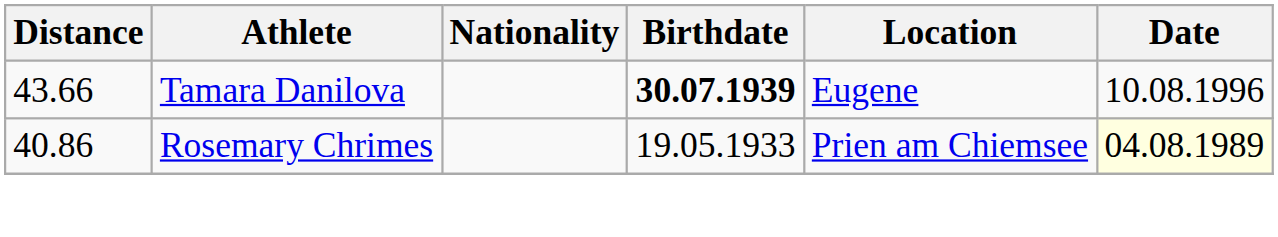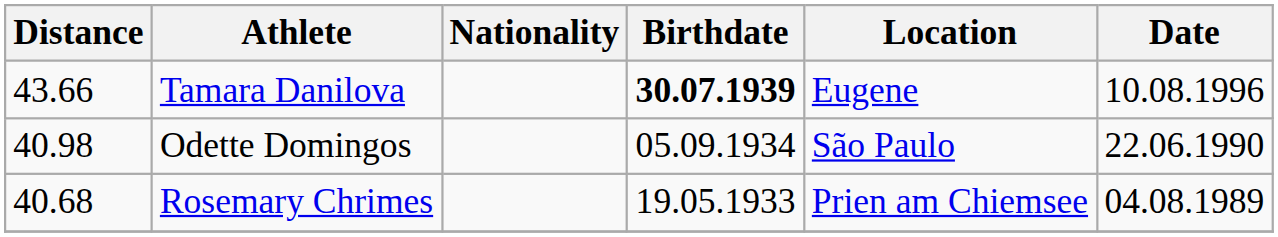+ row: (286, 145)
(53, 145) 40.86 -> (53, 201) 40.68
(1184, 145) lightyellow background -> (1184, 201) no background
